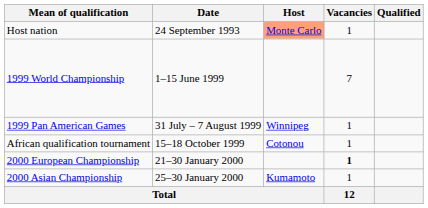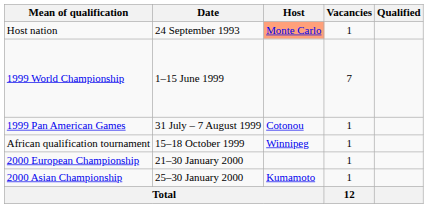(287, 126) Winnipeg -> (285, 126) Cotonou
(285, 143) Cotonou -> (287, 143) Winnipeg
(349, 160) bold -> (349, 160) normal
